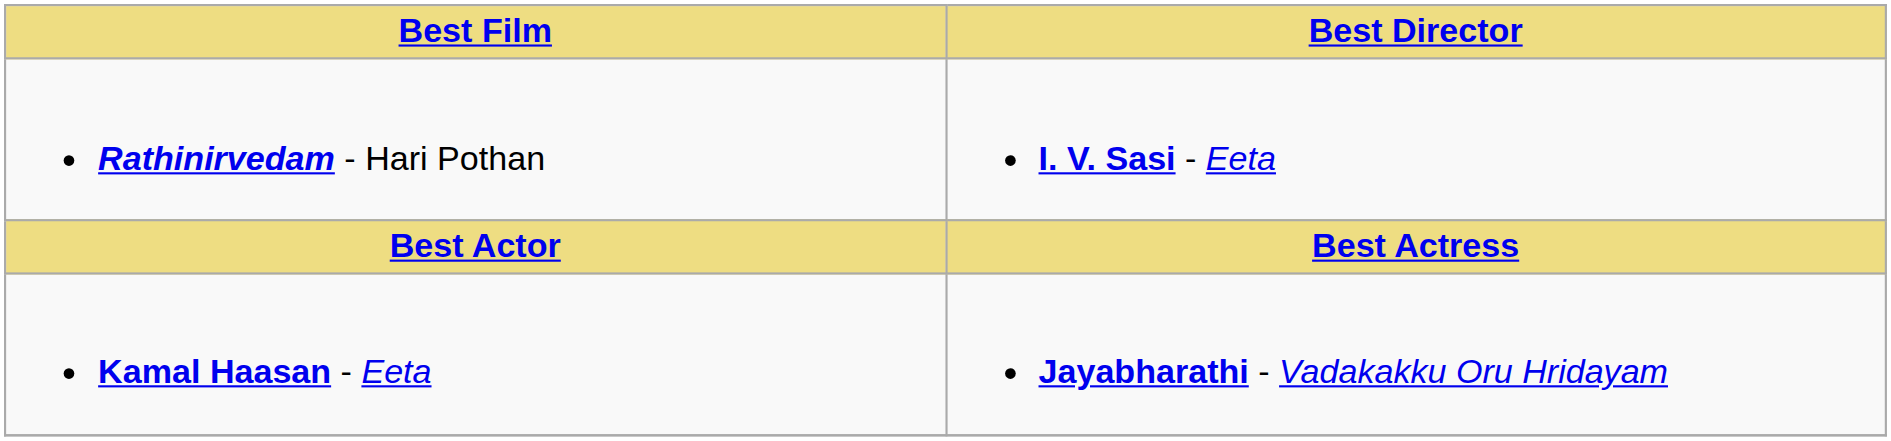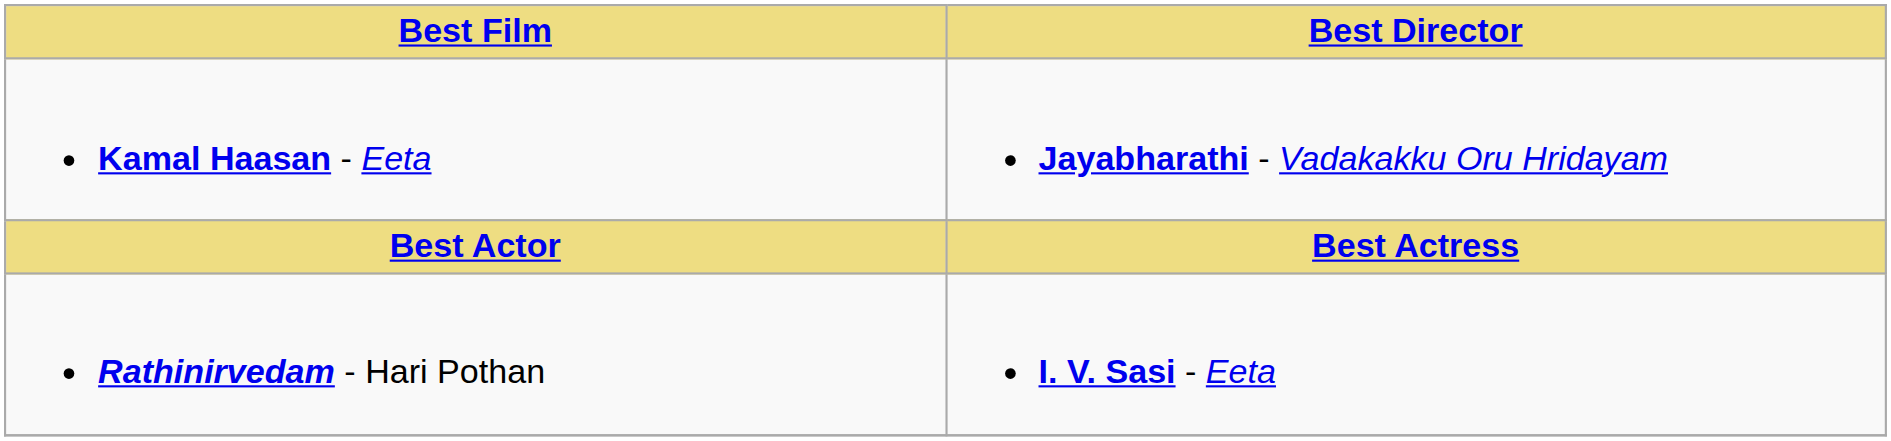rows swapped: (475, 159) <-> (475, 373)
